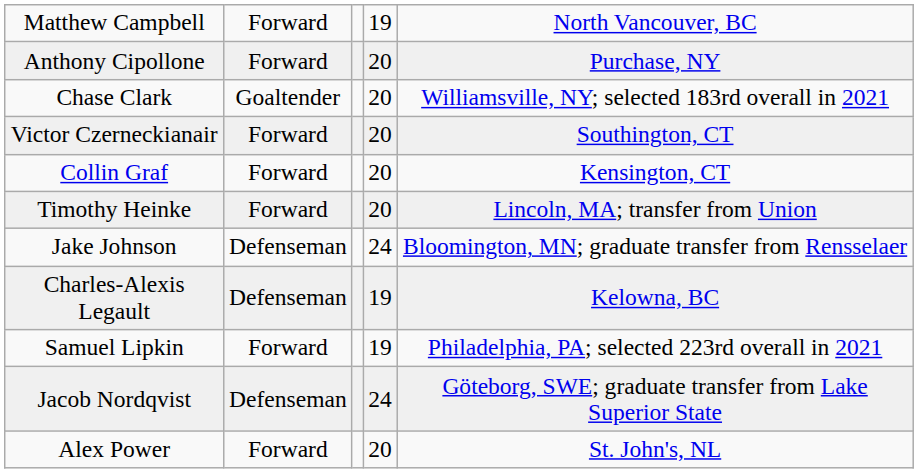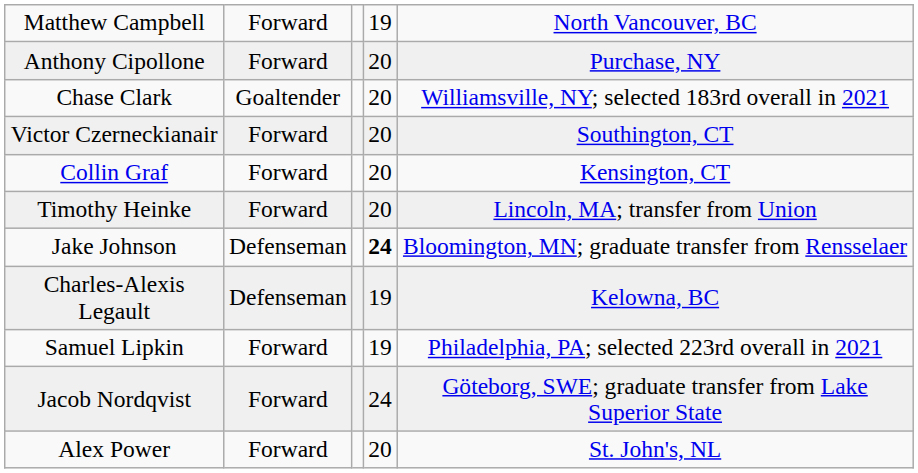(380, 246) normal -> (380, 246) bold
(288, 398) Defenseman -> (288, 398) Forward
